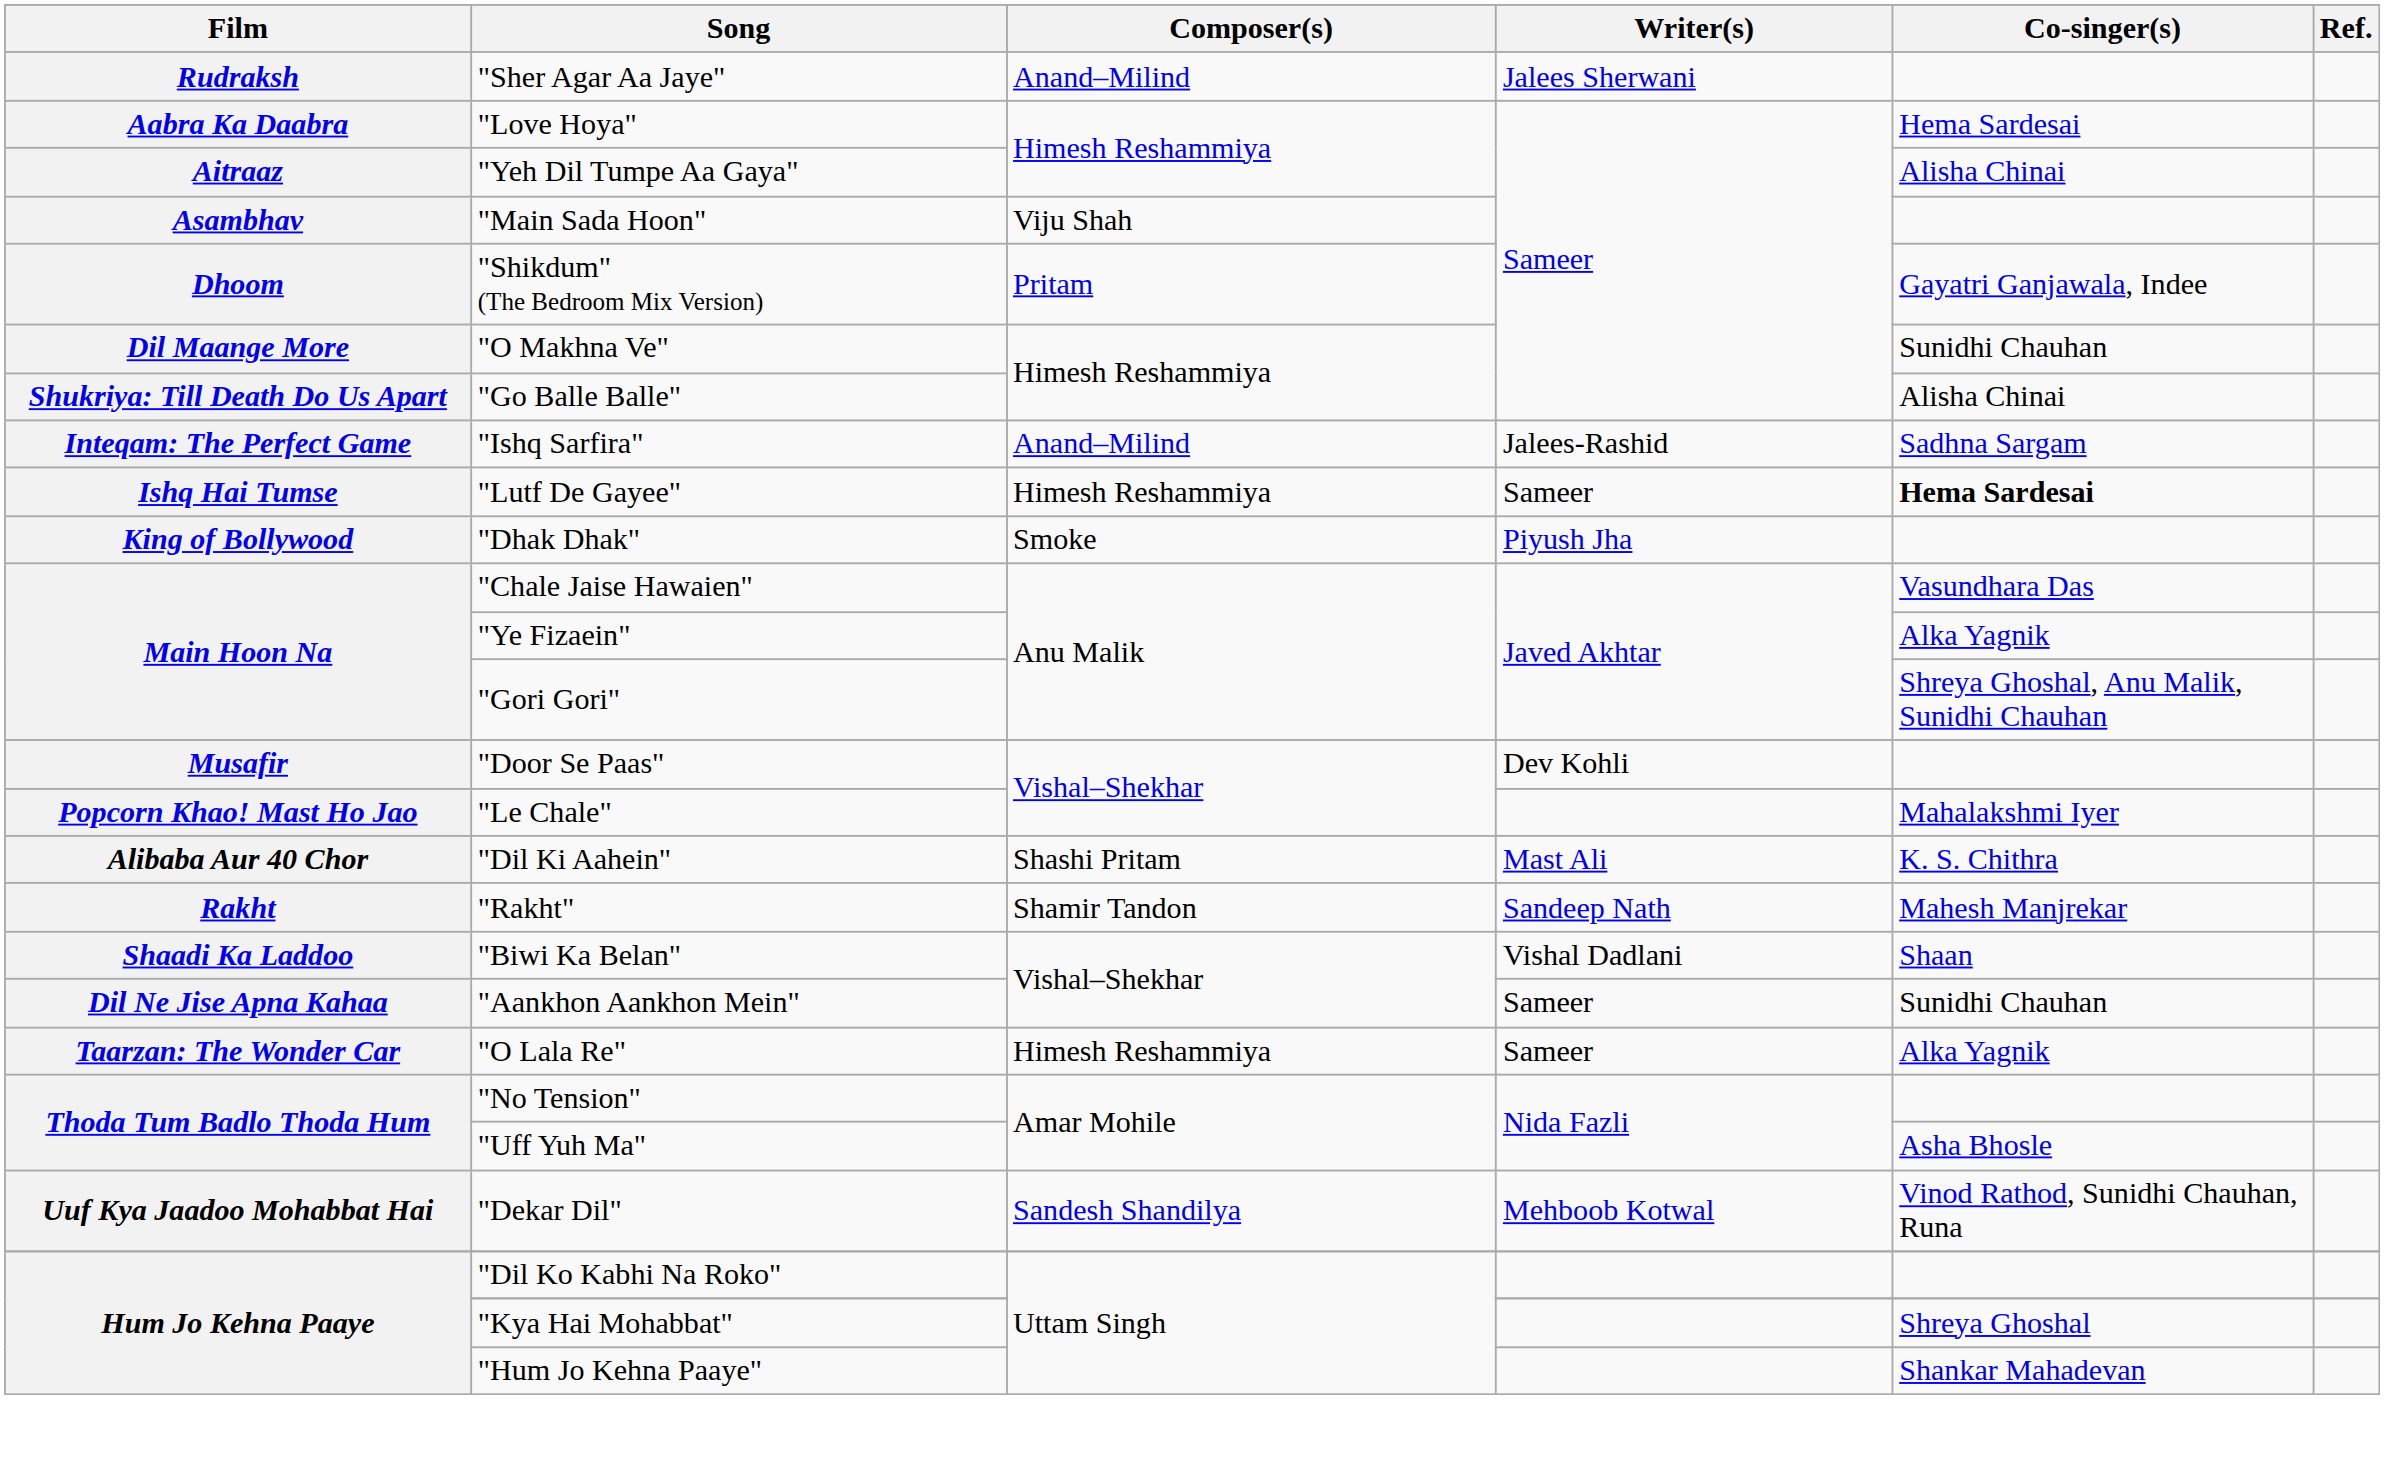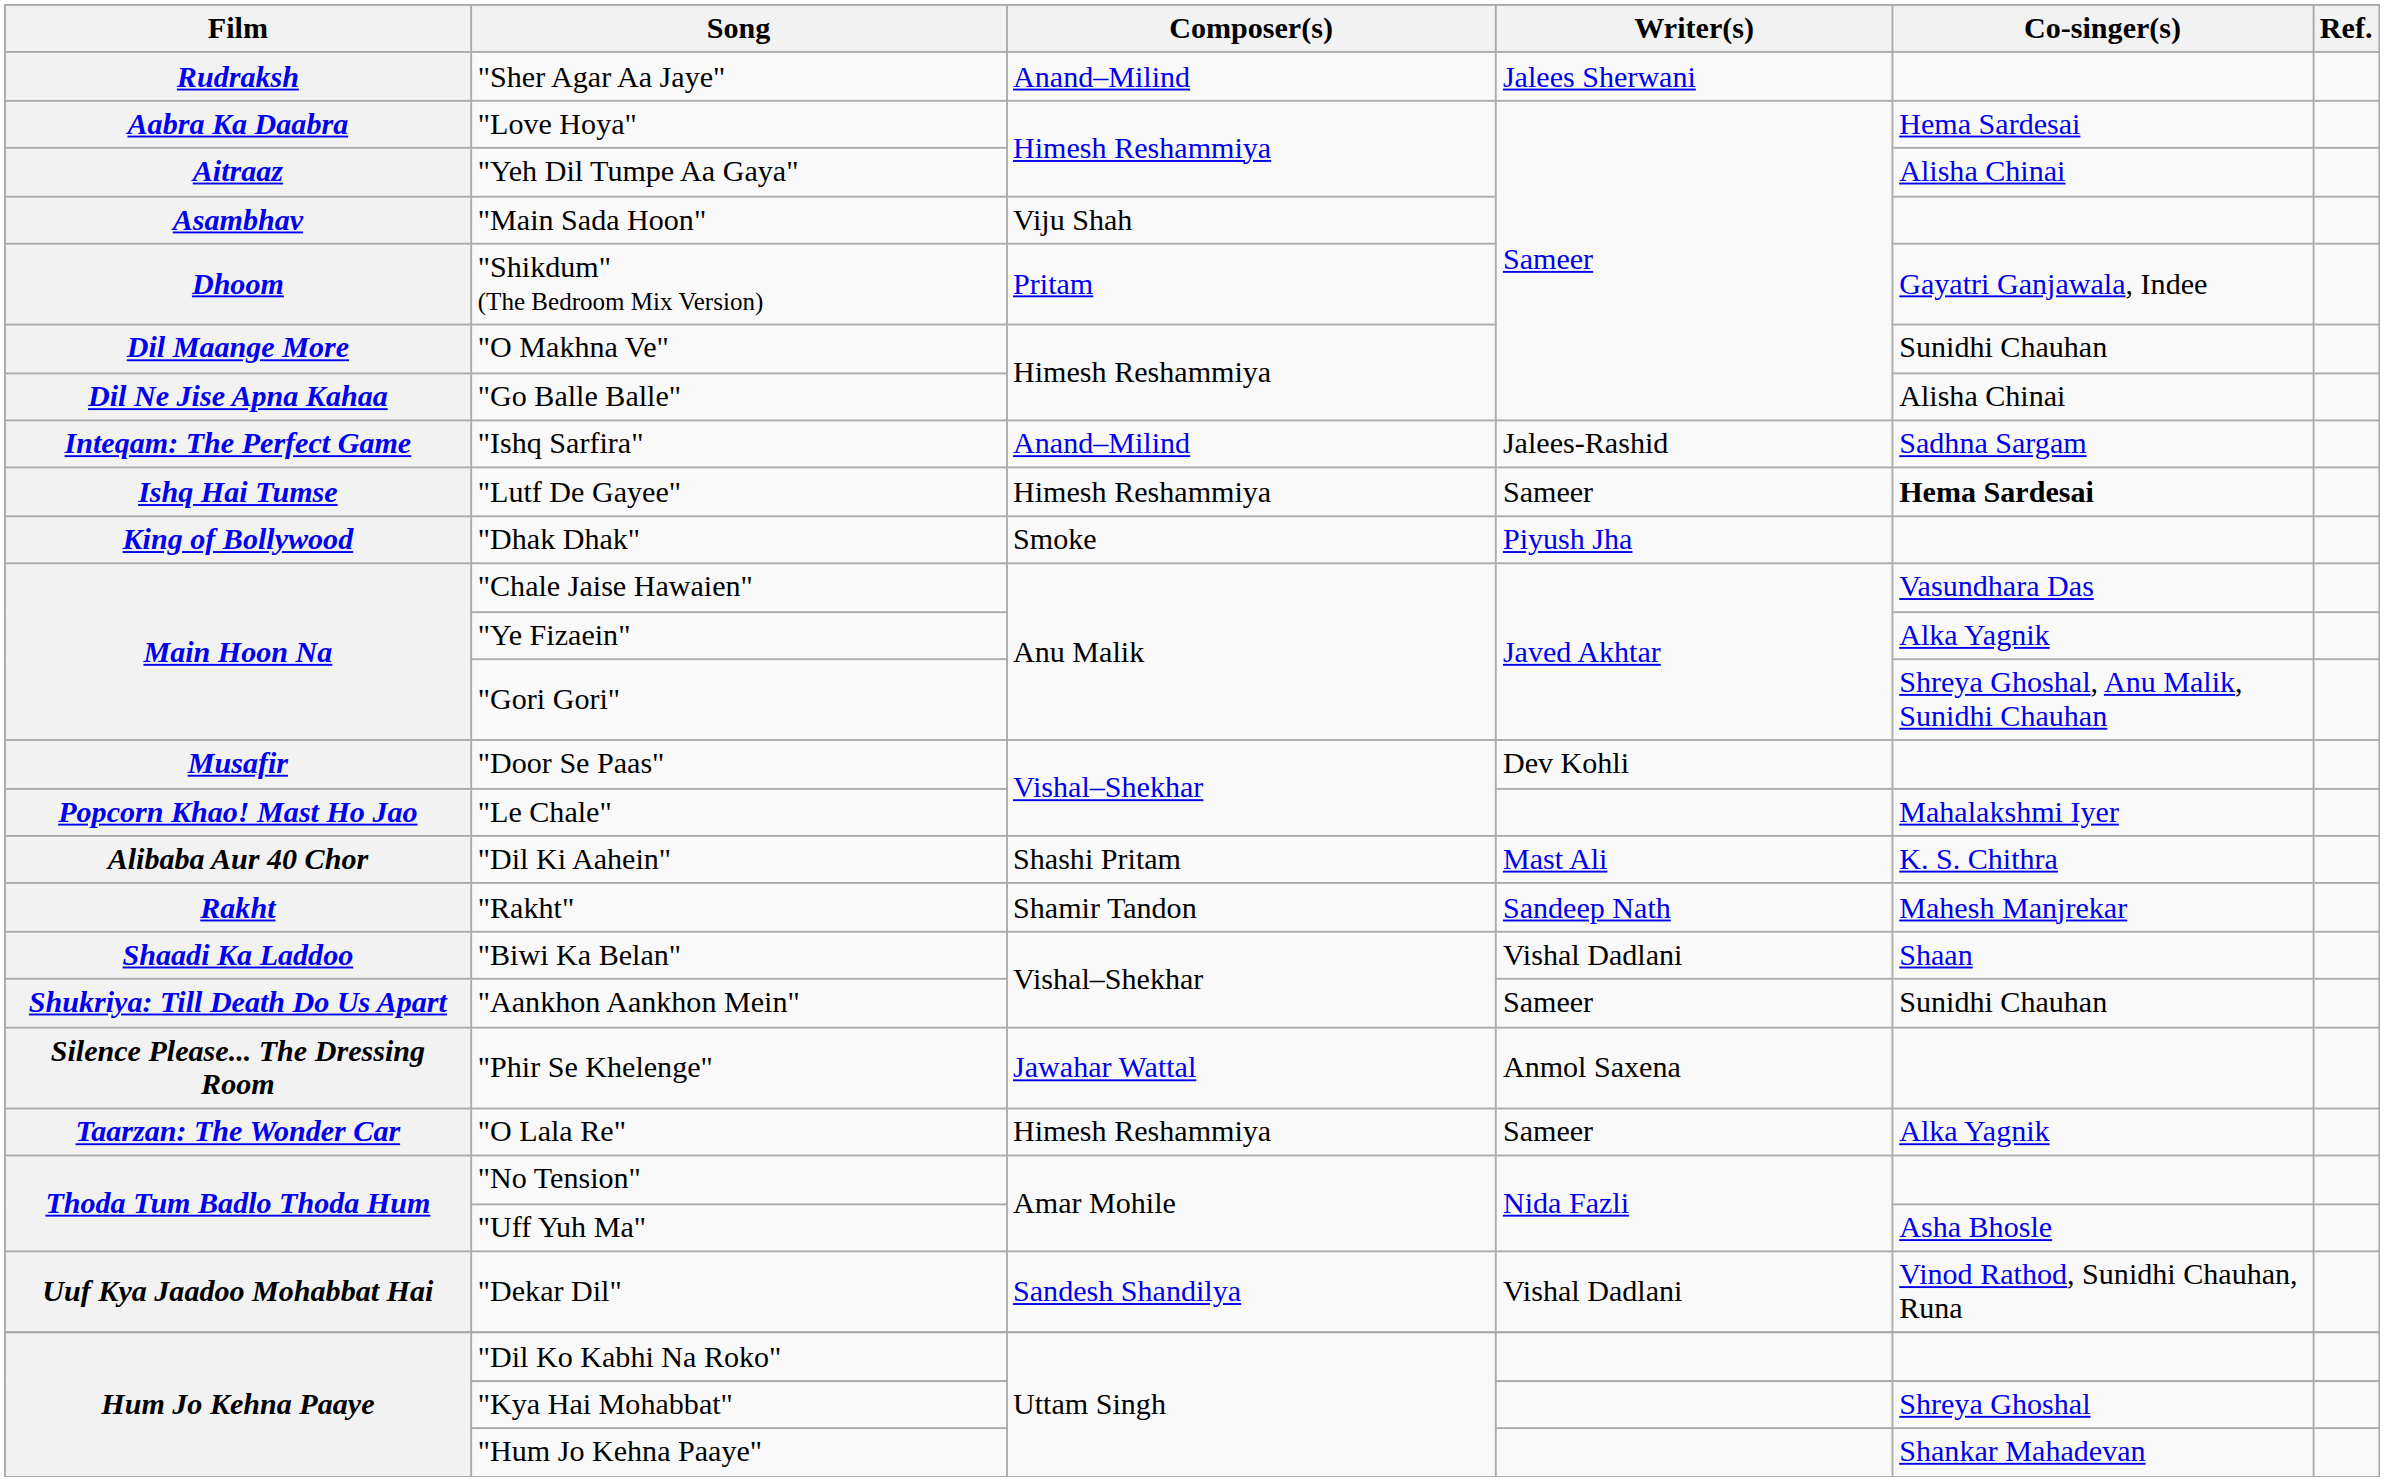(238, 396) Shukriya: Till Death Do Us Apart -> (238, 396) Dil Ne Jise Apna Kahaa
(238, 1002) Dil Ne Jise Apna Kahaa -> (238, 1002) Shukriya: Till Death Do Us Apart
+ row: (595, 1067)
(1609, 1210) Mehboob Kotwal -> (1593, 1291) Vishal Dadlani
